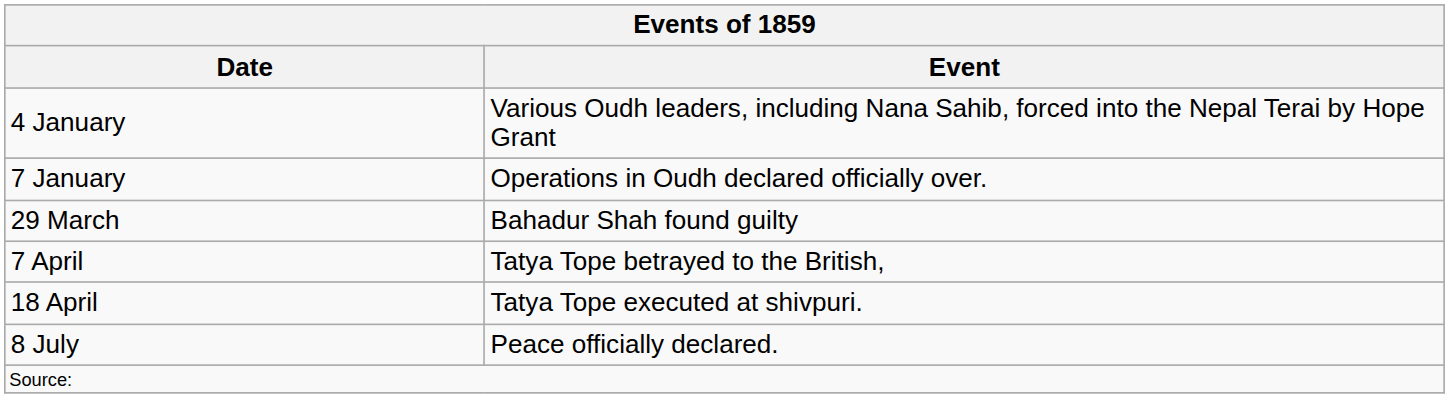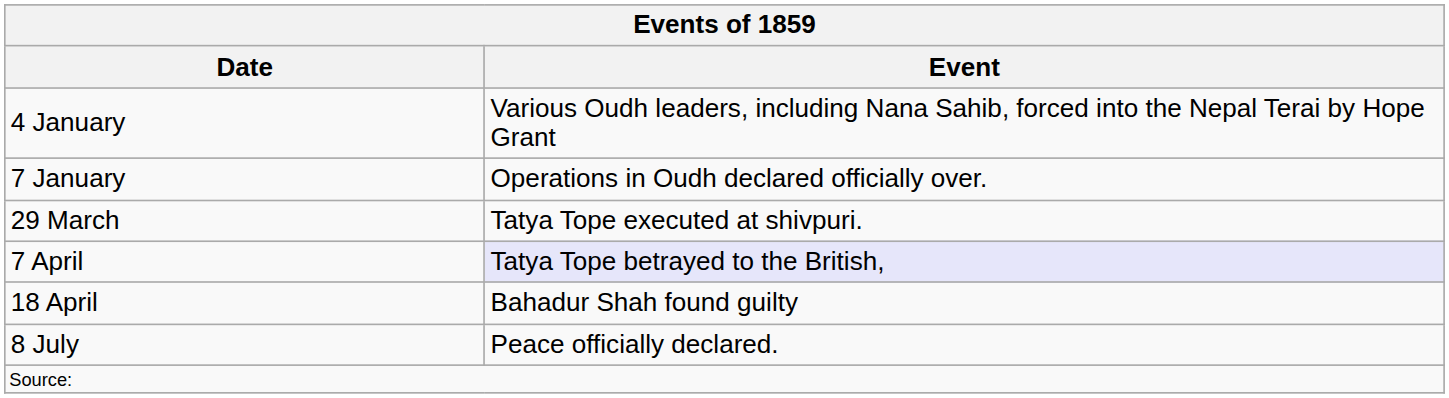(644, 220) Bahadur Shah found guilty -> (677, 220) Tatya Tope executed at shivpuri.
(688, 261) no background -> (688, 261) lavender background
(677, 302) Tatya Tope executed at shivpuri. -> (644, 302) Bahadur Shah found guilty
